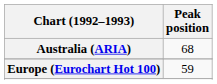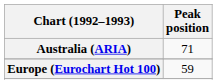(188, 48) 68 -> (188, 48) 71
